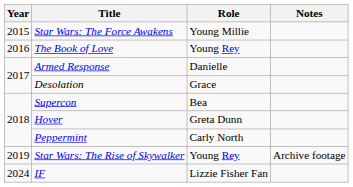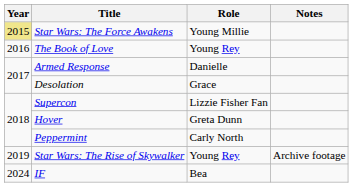(18, 31) no background -> (18, 31) khaki background
(198, 102) Bea -> (229, 102) Lizzie Fisher Fan
(229, 173) Lizzie Fisher Fan -> (198, 173) Bea
